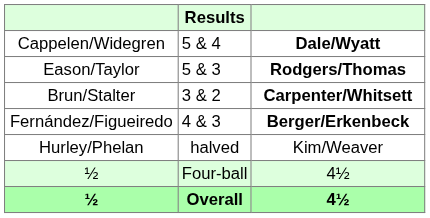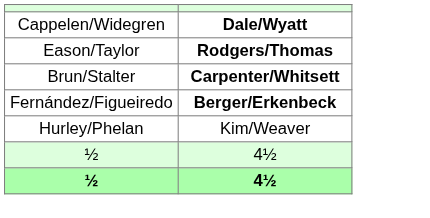- column: (215, 17)
